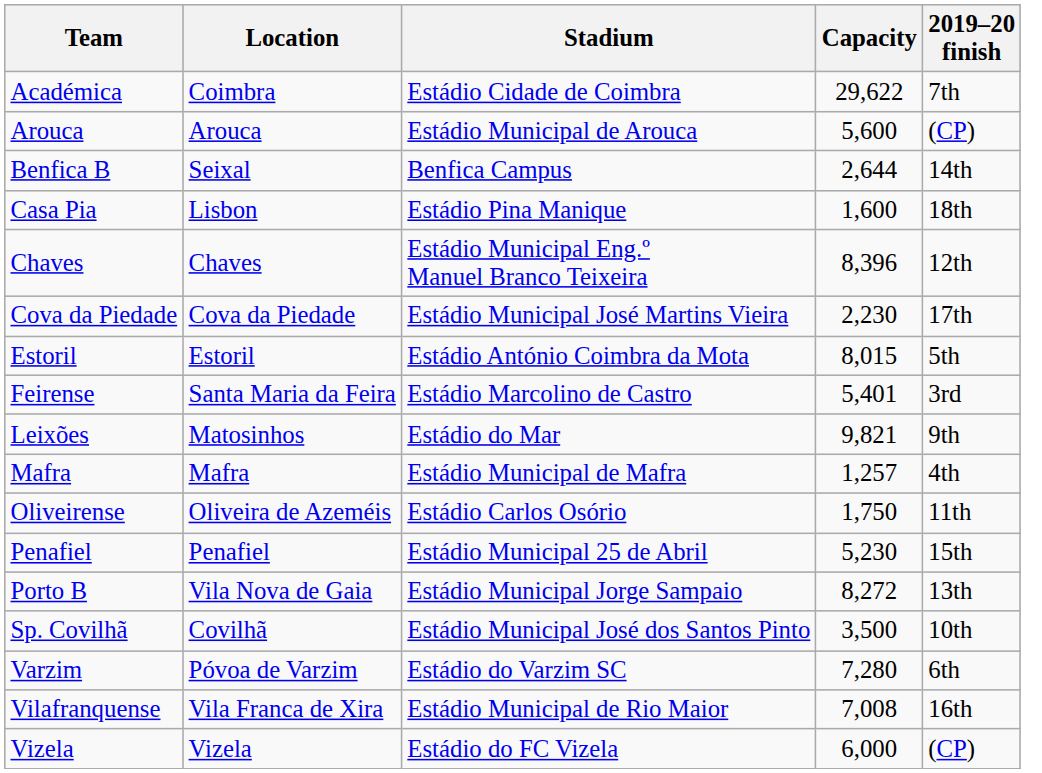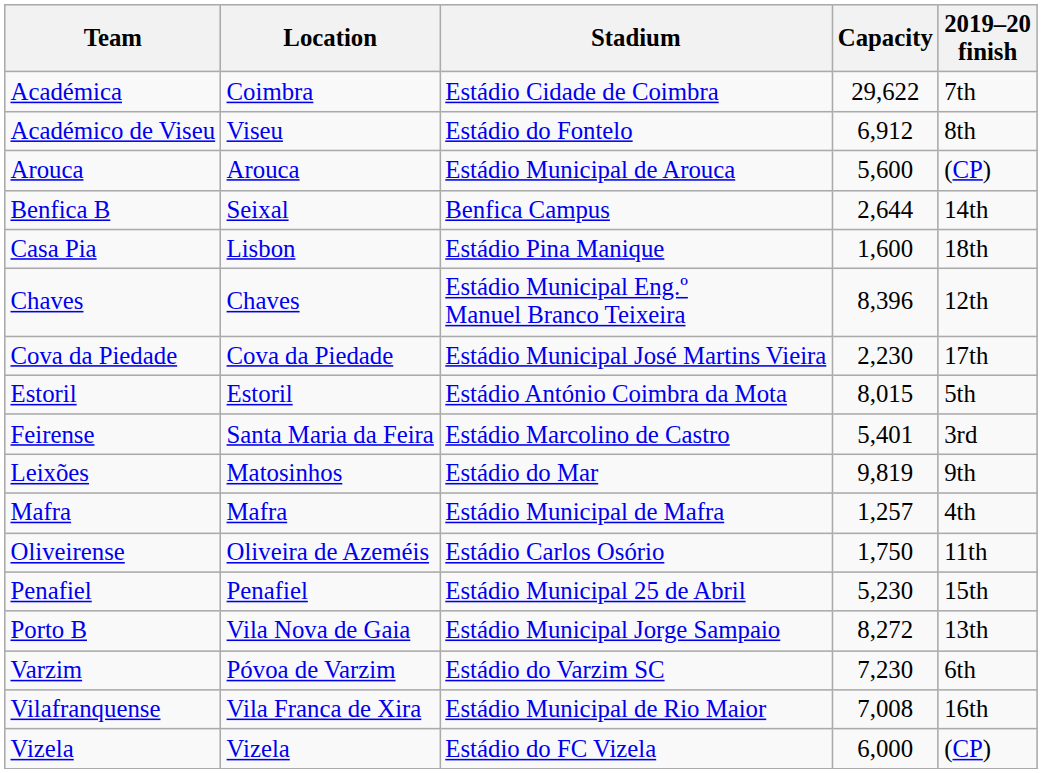+ row: (113, 130)
(869, 433) 9,821 -> (885, 473) 9,819
- row: (69, 630)
(869, 669) 7,280 -> (885, 669) 7,230
